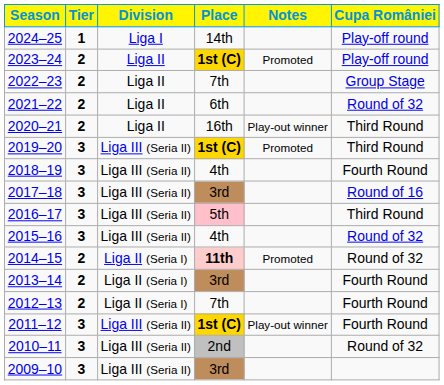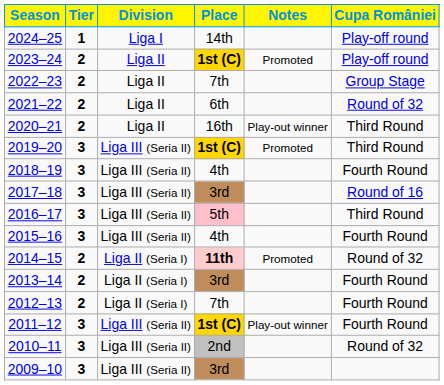(385, 237) Round of 32 -> (385, 237) Fourth Round
